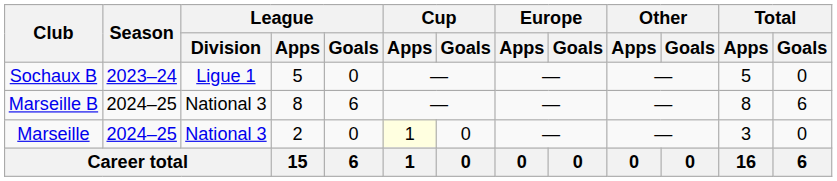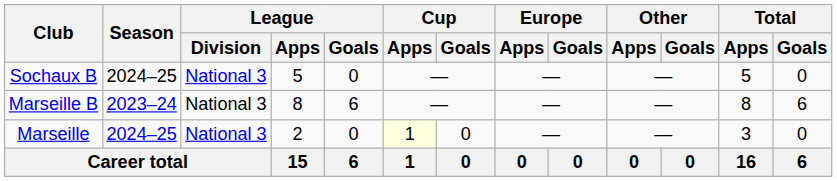(142, 76) 2023–24 -> (142, 76) 2024–25
(226, 76) Ligue 1 -> (226, 76) National 3
(142, 104) 2024–25 -> (142, 104) 2023–24
